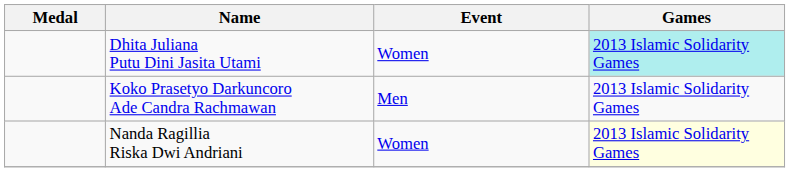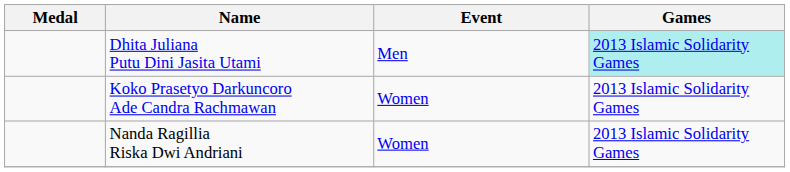(403, 53) Women -> (393, 53) Men
(393, 98) Men -> (403, 98) Women
(671, 143) lightyellow background -> (671, 143) no background
